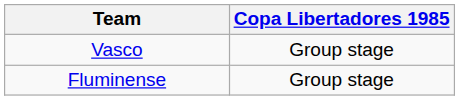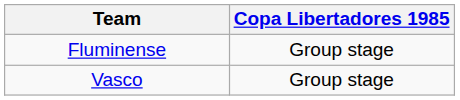rows swapped: (117, 79) <-> (117, 49)
